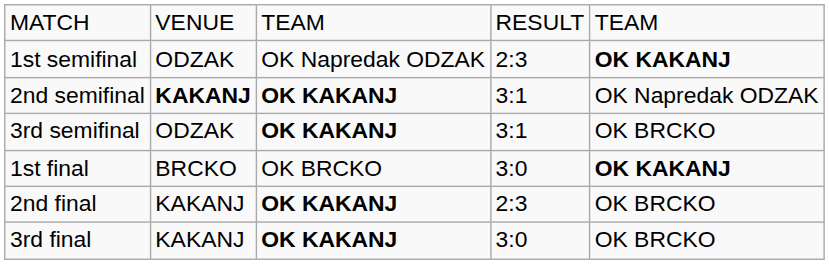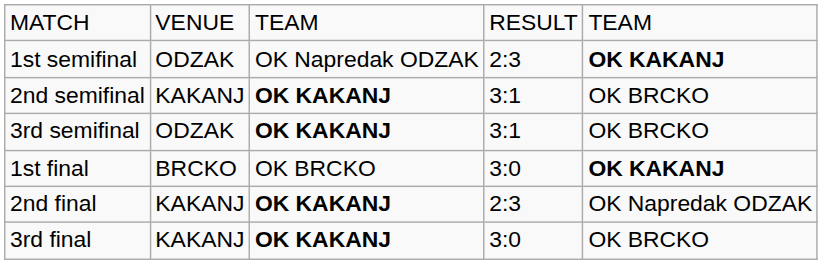(203, 95) bold -> (200, 95) normal
(707, 95) OK Napredak ODZAK -> (649, 95) OK BRCKO
(655, 204) OK BRCKO -> (700, 204) OK Napredak ODZAK
